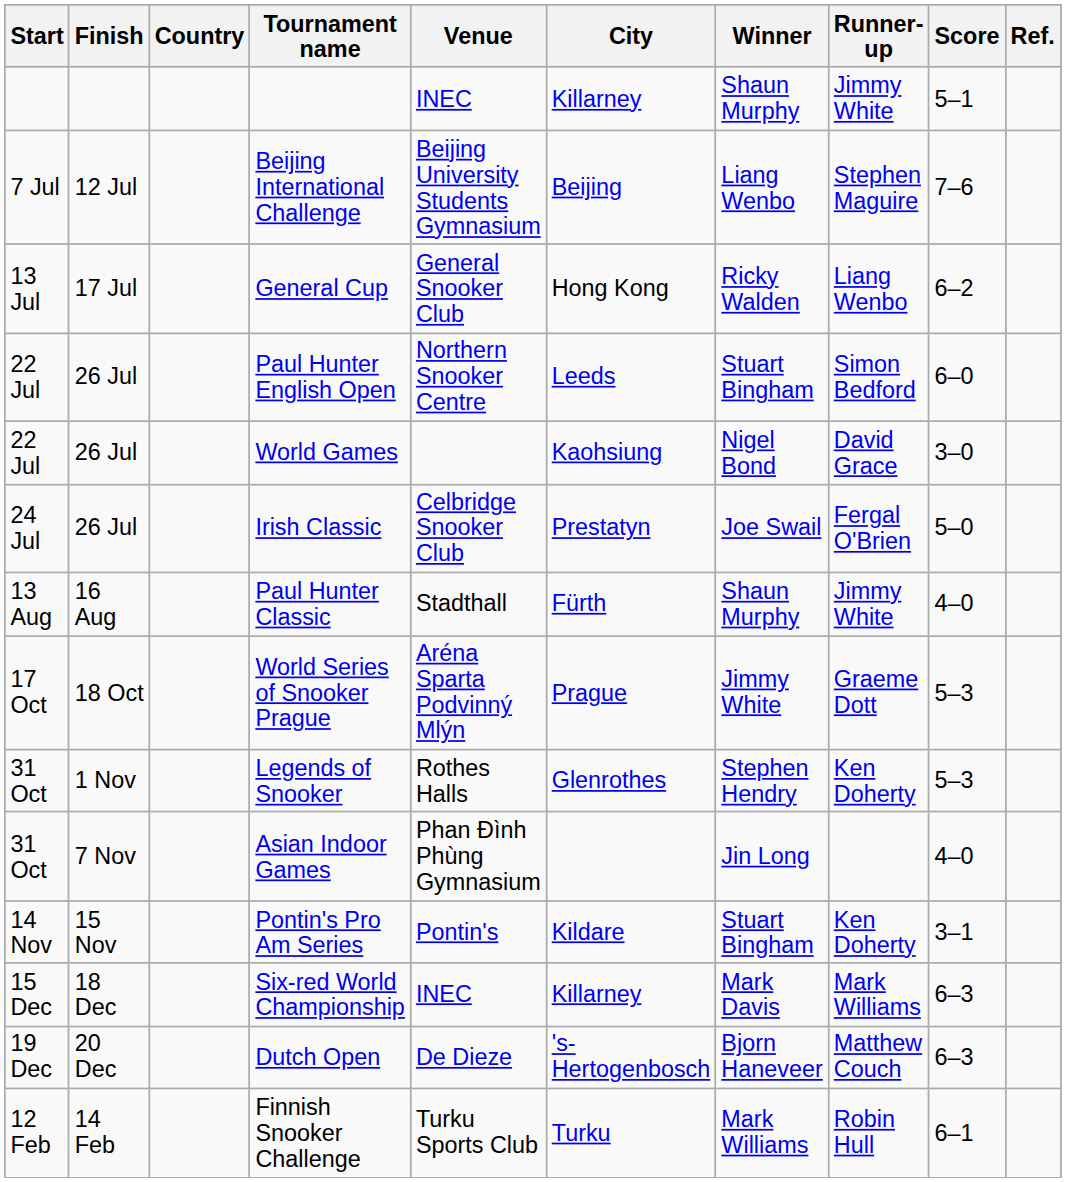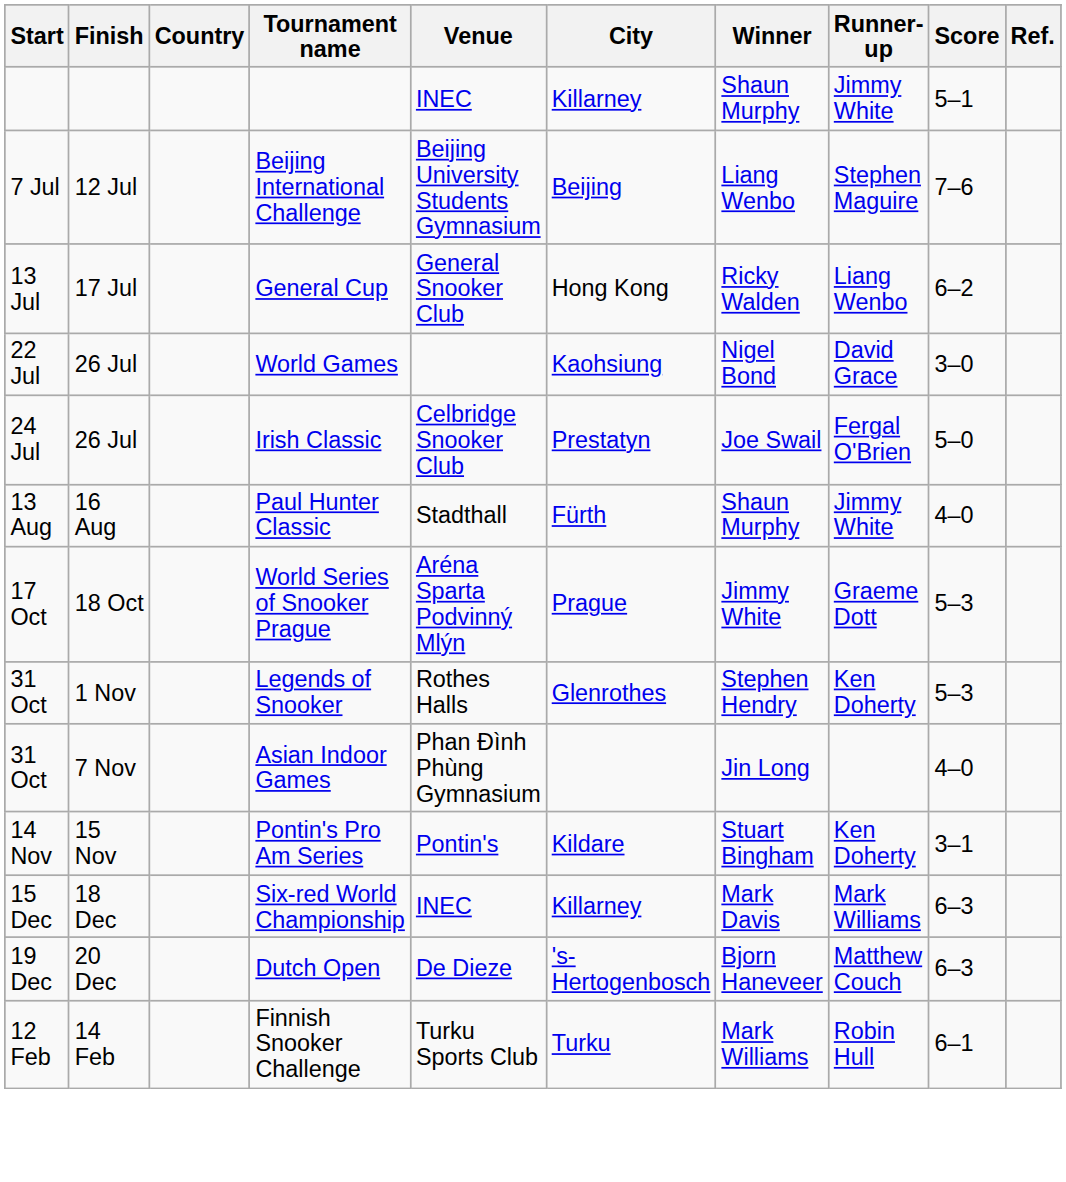- row: (326, 377)
